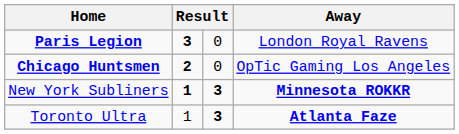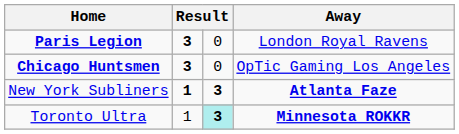(187, 67) 2 -> (187, 67) 3
(343, 92) Minnesota ROKKR -> (343, 92) Atlanta Faze
(218, 117) no background -> (218, 117) paleturquoise background
(343, 117) Atlanta Faze -> (343, 117) Minnesota ROKKR
